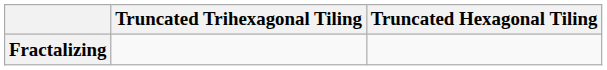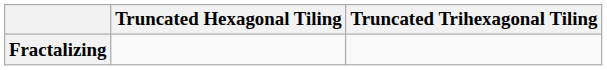columns swapped: (484, 19) <-> (239, 19)
